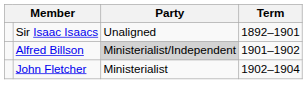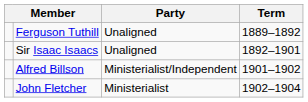+ row: (57, 32)
(170, 50) lightgrey background -> (170, 69) no background
